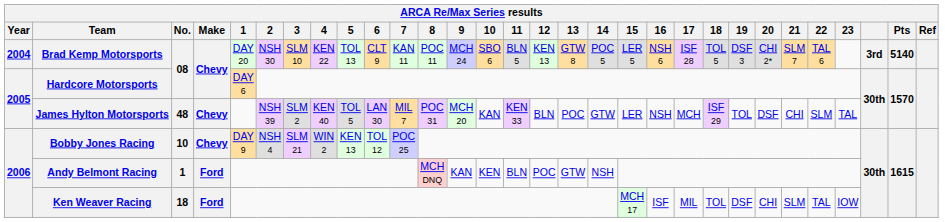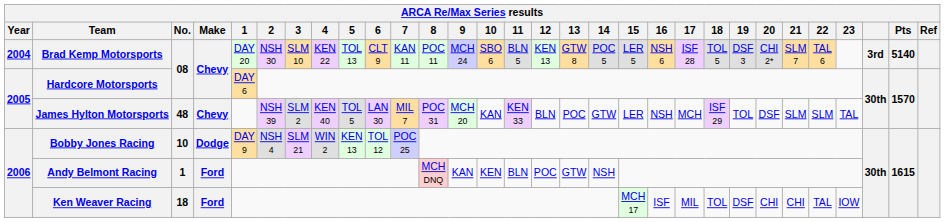(795, 114) CHI -> (796, 114) SLM
(212, 143) Chevy -> (212, 143) Dodge
(795, 203) SLM -> (796, 203) CHI
